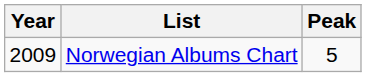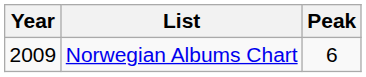(332, 54) 5 -> (332, 54) 6
